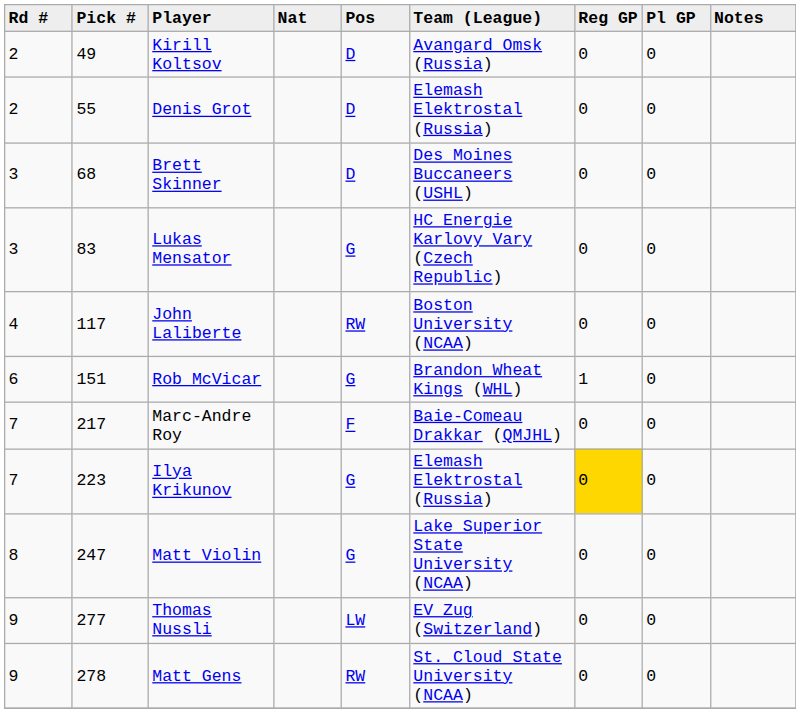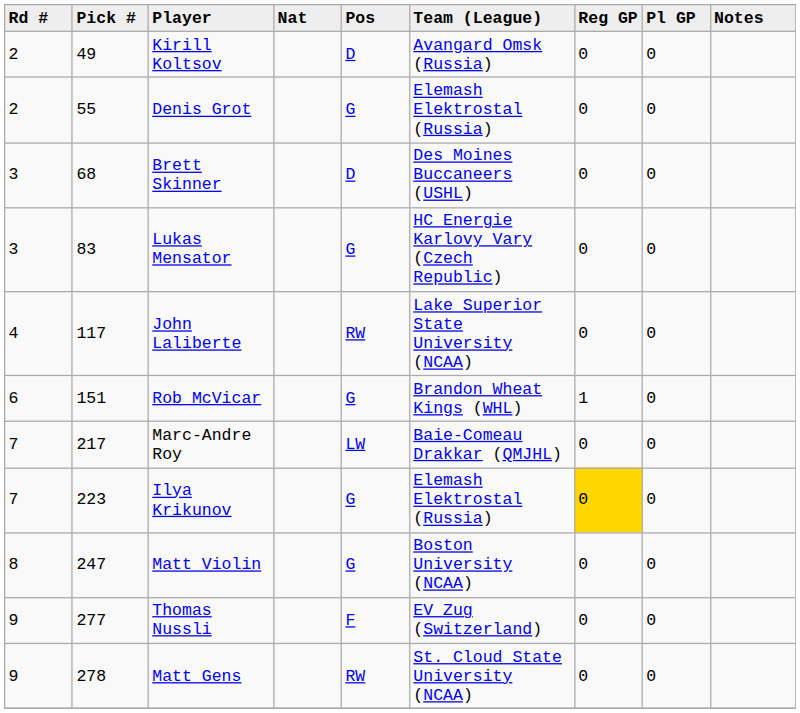(350, 110) D -> (350, 110) G
(463, 324) Boston University (NCAA) -> (478, 334) Lake Superior State University (NCAA)
(350, 426) F -> (355, 445) LW
(478, 556) Lake Superior State University (NCAA) -> (463, 565) Boston University (NCAA)
(355, 621) LW -> (350, 621) F
